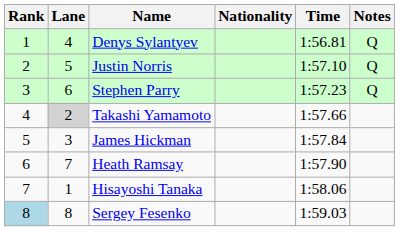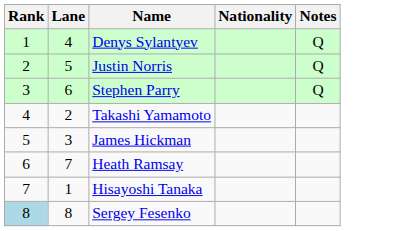- column: (323, 16)
(68, 115) lightgrey background -> (68, 115) no background
